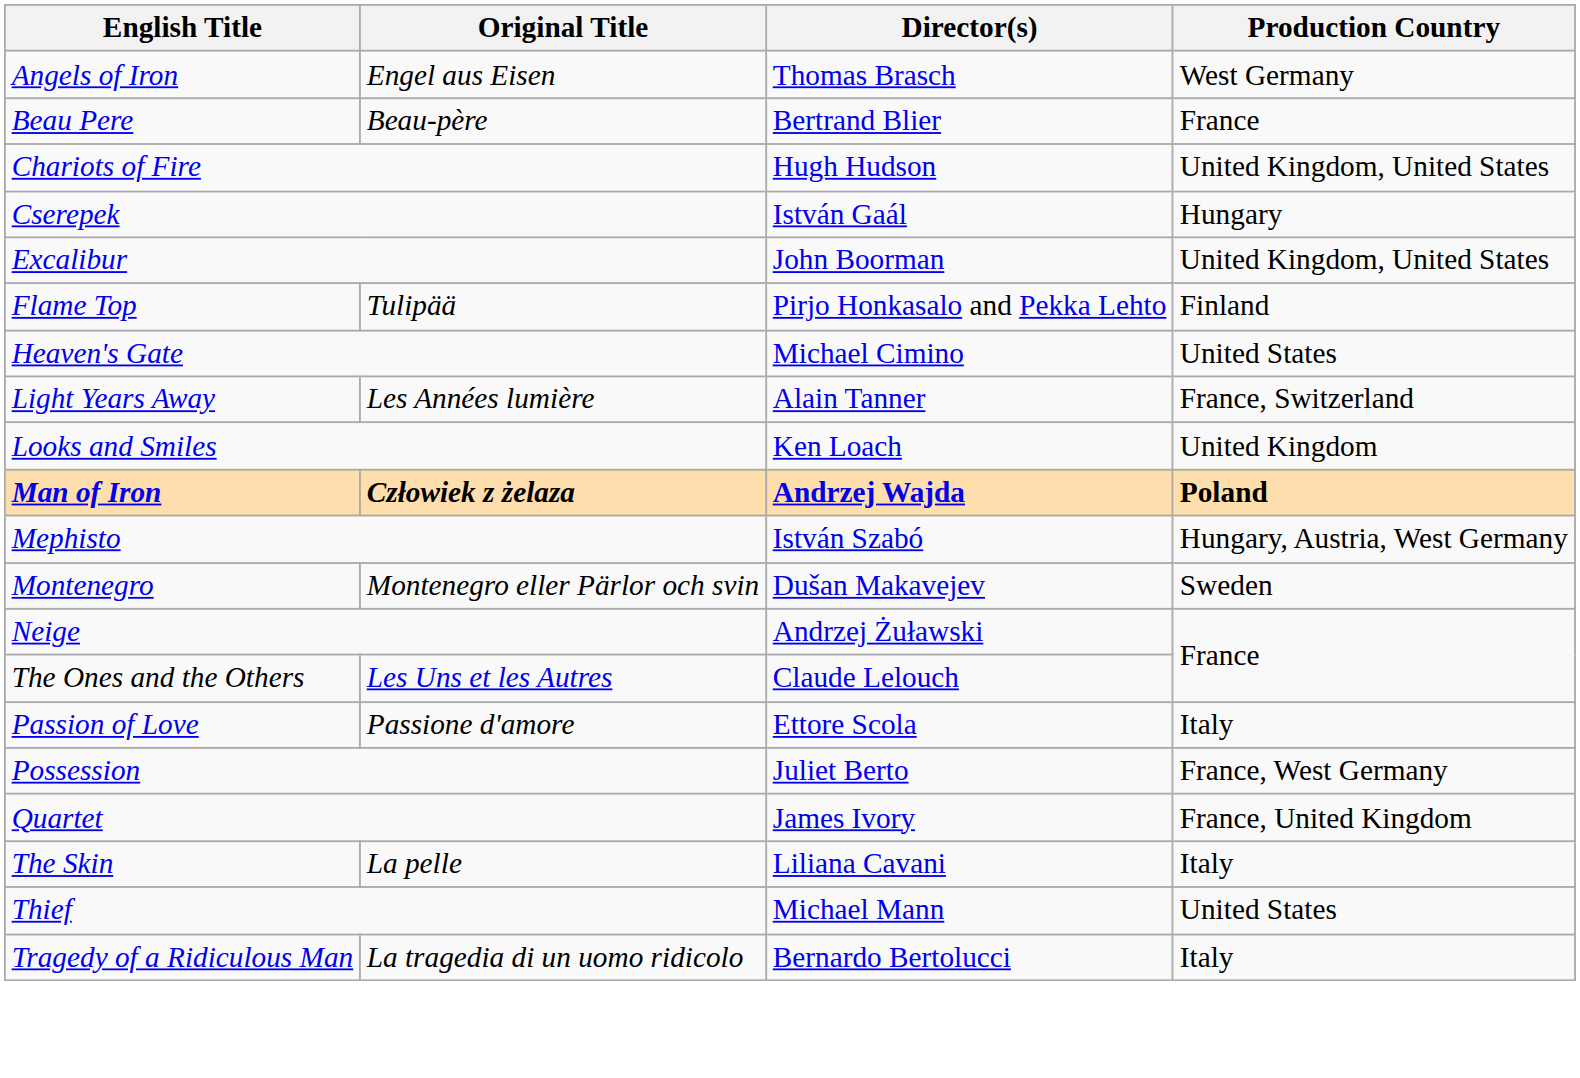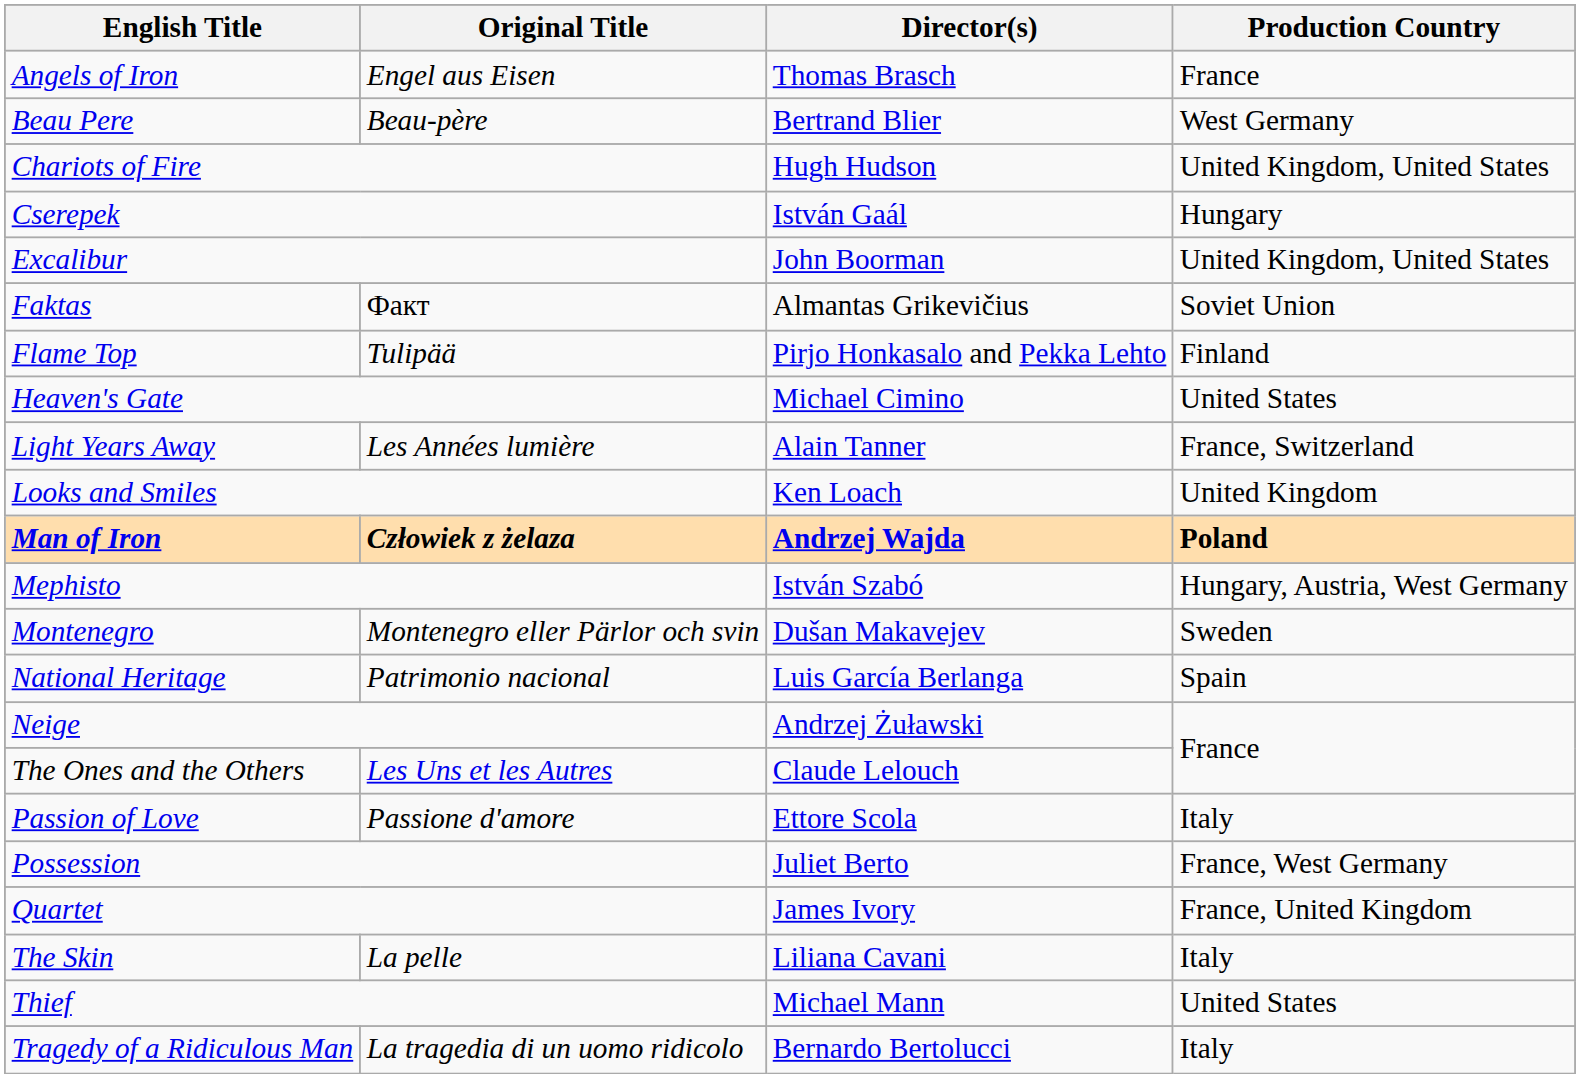(1267, 74) West Germany -> (1220, 74) France
(1220, 120) France -> (1267, 120) West Germany
+ row: (52, 306)
+ row: (119, 677)
